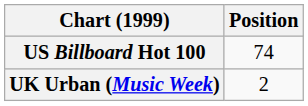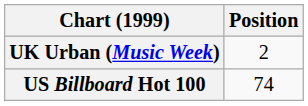rows swapped: (114, 84) <-> (114, 52)
